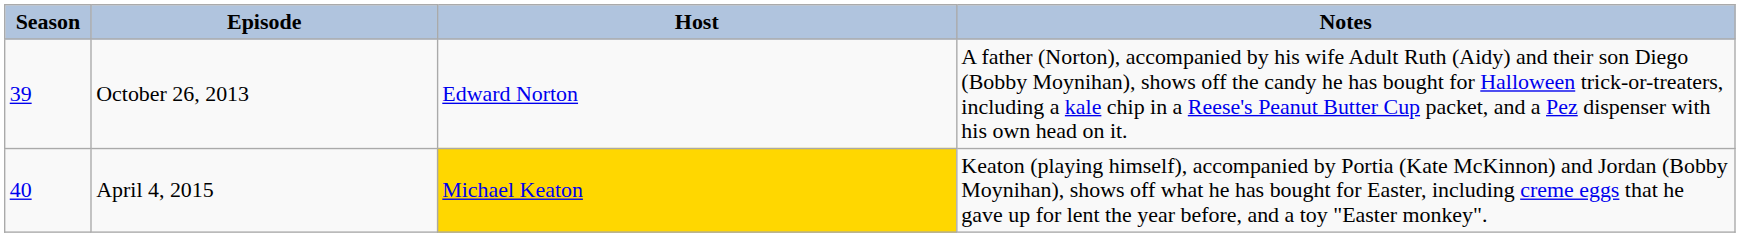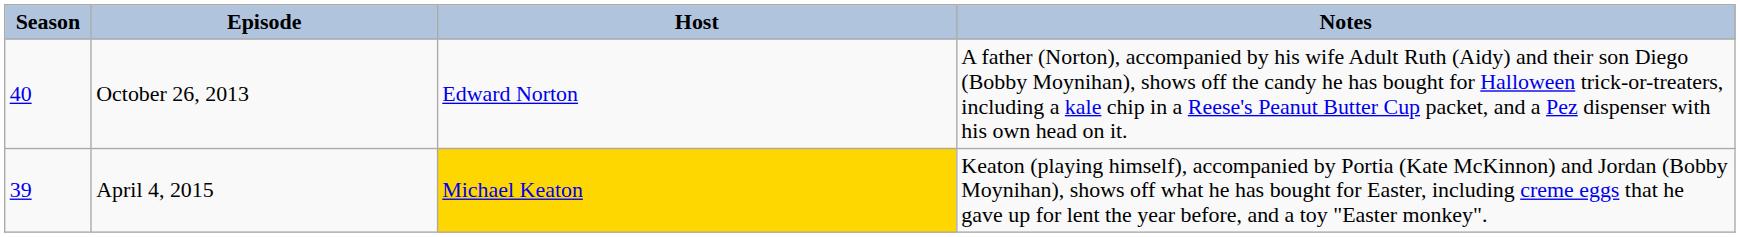(21, 93) 39 -> (21, 93) 40
(21, 190) 40 -> (21, 190) 39
